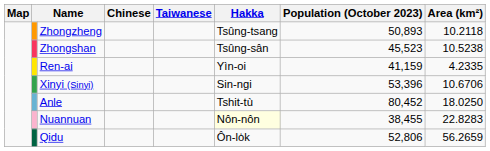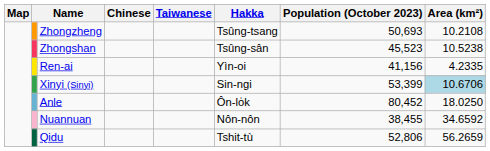(405, 31) 50,893 -> (405, 31) 50,693
(463, 31) 10.2118 -> (463, 31) 10.2108
(405, 66) 41,159 -> (405, 66) 41,156
(405, 84) 53,396 -> (405, 84) 53,399
(463, 84) no background -> (463, 84) lightblue background
(235, 102) Tshit-tù -> (233, 102) Ôn-lo̍k
(238, 119) lightyellow background -> (238, 119) no background
(463, 119) 22.8283 -> (463, 119) 34.6592
(233, 137) Ôn-lo̍k -> (235, 137) Tshit-tù
